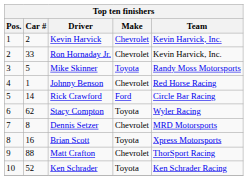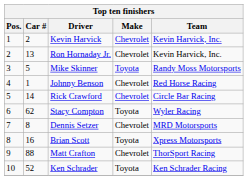(30, 54) 33 -> (30, 54) 13
(123, 97) Ford -> (132, 97) Chevrolet
